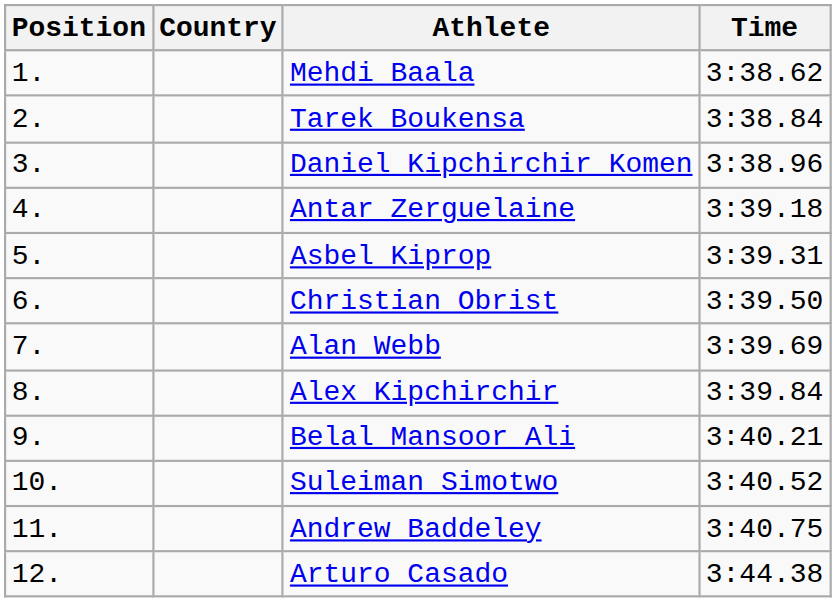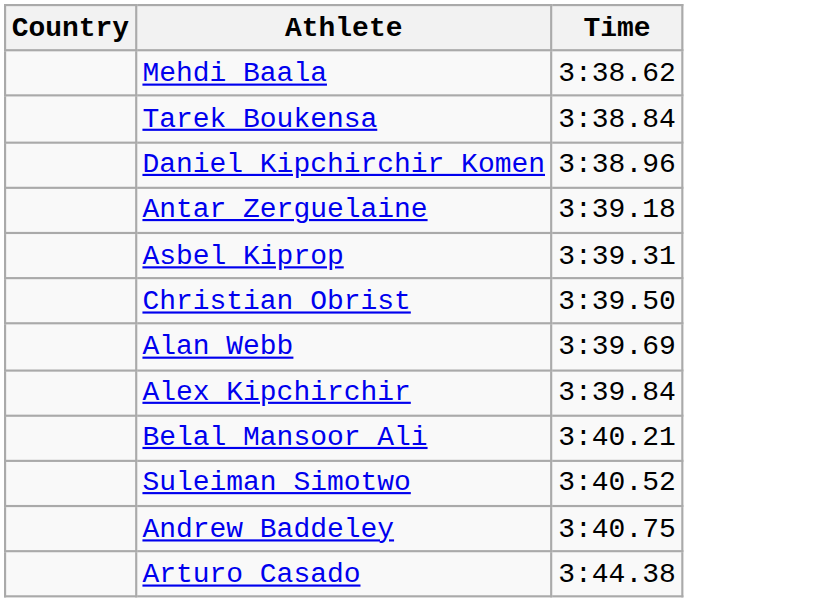- column: (79, 28)
